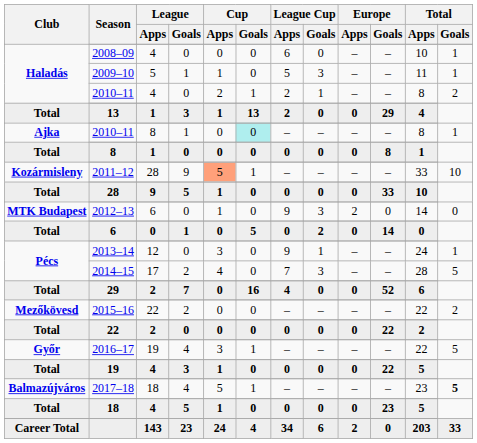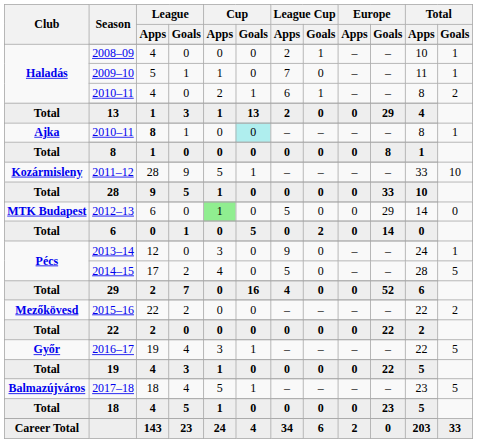(287, 54) 6 -> (287, 54) 2
(321, 54) 0 -> (321, 54) 1
(287, 73) 5 -> (287, 73) 7
(321, 73) 3 -> (321, 73) 0
(287, 93) 2 -> (287, 93) 6
(153, 133) normal -> (153, 133) bold
(220, 172) lightsalmon background -> (220, 172) no background
(220, 211) no background -> (220, 211) lightgreen background
(287, 211) 9 -> (287, 211) 5
(321, 211) 3 -> (321, 211) 0
(354, 211) 2 -> (354, 211) 0
(388, 211) 0 -> (388, 211) 29
(321, 251) 1 -> (321, 251) 0
(287, 271) 7 -> (287, 271) 5
(321, 271) 3 -> (321, 271) 0
(455, 389) bold -> (455, 389) normal
